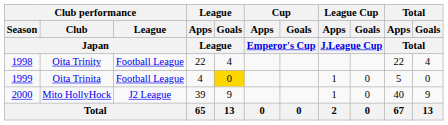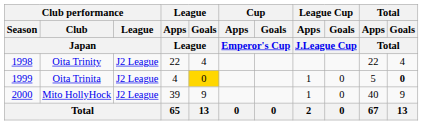(150, 62) Football League -> (137, 62) J2 League
(150, 78) Football League -> (137, 78) J2 League
(428, 78) normal -> (402, 78) bold
